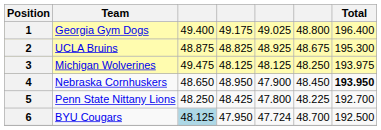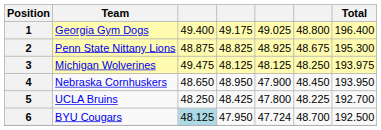(86, 48) UCLA Bruins -> (115, 48) Penn State Nittany Lions
(354, 83) bold -> (354, 83) normal
(115, 100) Penn State Nittany Lions -> (86, 100) UCLA Bruins
